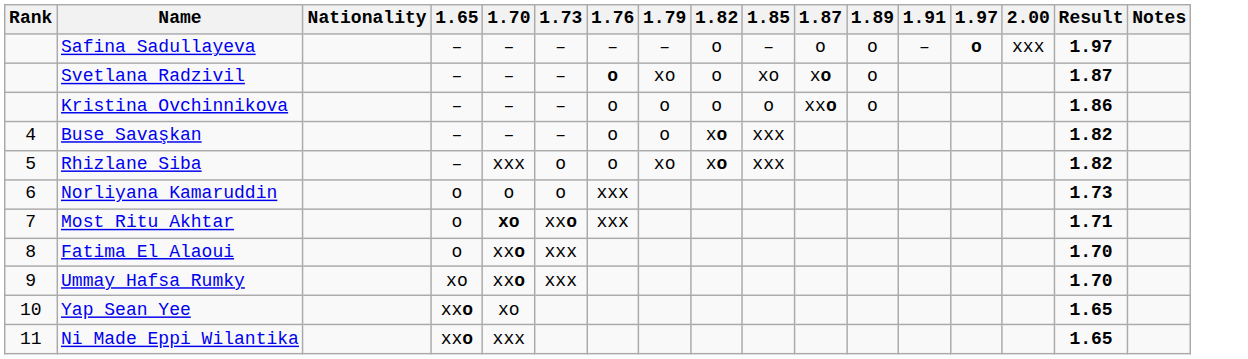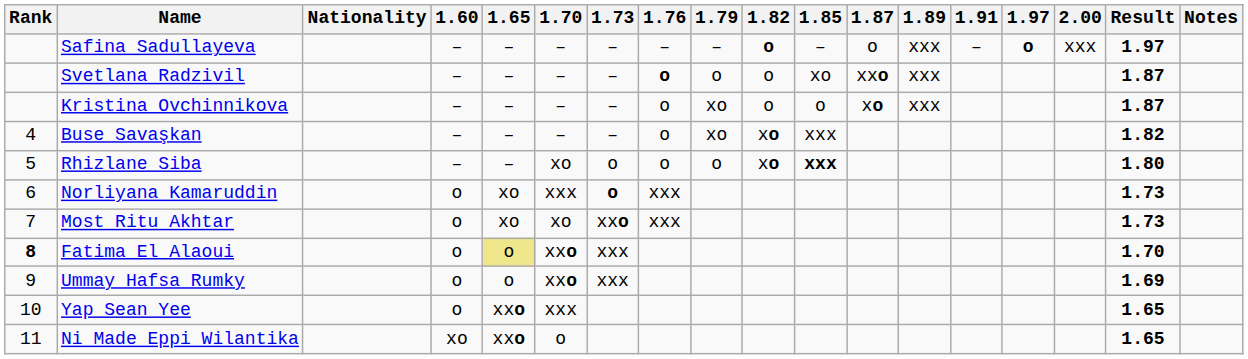+ column: (457, 20)
(717, 49) normal -> (769, 49) bold
(872, 49) o -> (924, 49) xxx
(665, 78) xo -> (717, 78) o
(820, 78) xo -> (872, 78) xxo
(872, 78) o -> (924, 78) xxx
(665, 107) o -> (717, 107) xo
(820, 107) xxo -> (872, 107) xo
(872, 107) o -> (924, 107) xxx
(1091, 107) 1.86 -> (1143, 107) 1.87
(665, 136) o -> (717, 136) xo
(509, 165) xxx -> (561, 165) xo
(665, 165) xo -> (717, 165) o
(769, 165) normal -> (820, 165) bold
(1091, 165) 1.82 -> (1143, 165) 1.80
(457, 194) o -> (509, 194) xo
(509, 194) o -> (561, 194) xxx
(561, 194) normal -> (613, 194) bold
(457, 223) o -> (509, 223) xo
(509, 223) bold -> (561, 223) normal
(1091, 223) 1.71 -> (1143, 223) 1.73
(31, 252) normal -> (31, 252) bold
(457, 252) no background -> (509, 252) khaki background
(457, 282) xo -> (509, 282) o
(1091, 282) 1.70 -> (1143, 282) 1.69
(509, 311) xo -> (561, 311) xxx
(509, 340) xxx -> (561, 340) o
